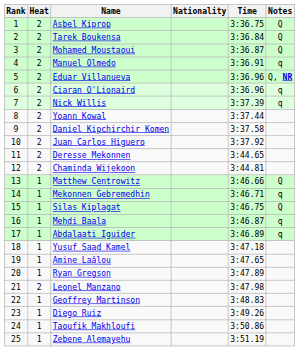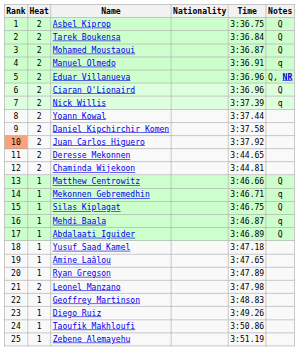(280, 90) q -> (280, 90) Q
(16, 142) no background -> (16, 142) lightsalmon background
(280, 234) q -> (280, 234) Q
